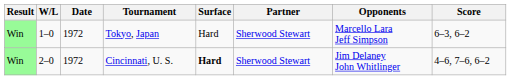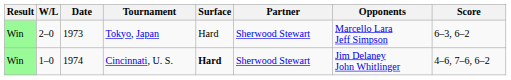(46, 34) 1–0 -> (46, 34) 2–0
(73, 34) 1972 -> (73, 34) 1973
(46, 61) 2–0 -> (46, 61) 1–0
(73, 61) 1972 -> (73, 61) 1974
